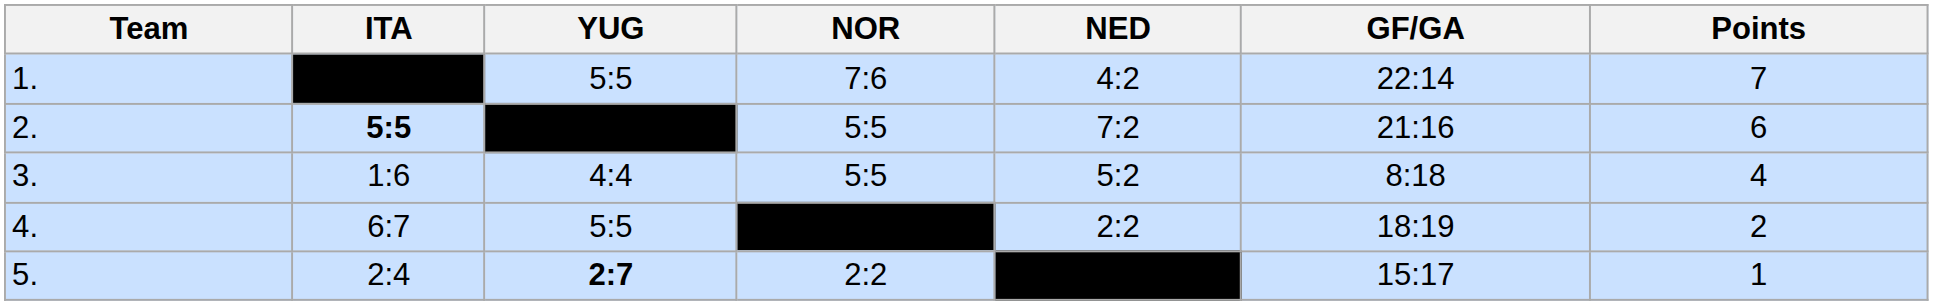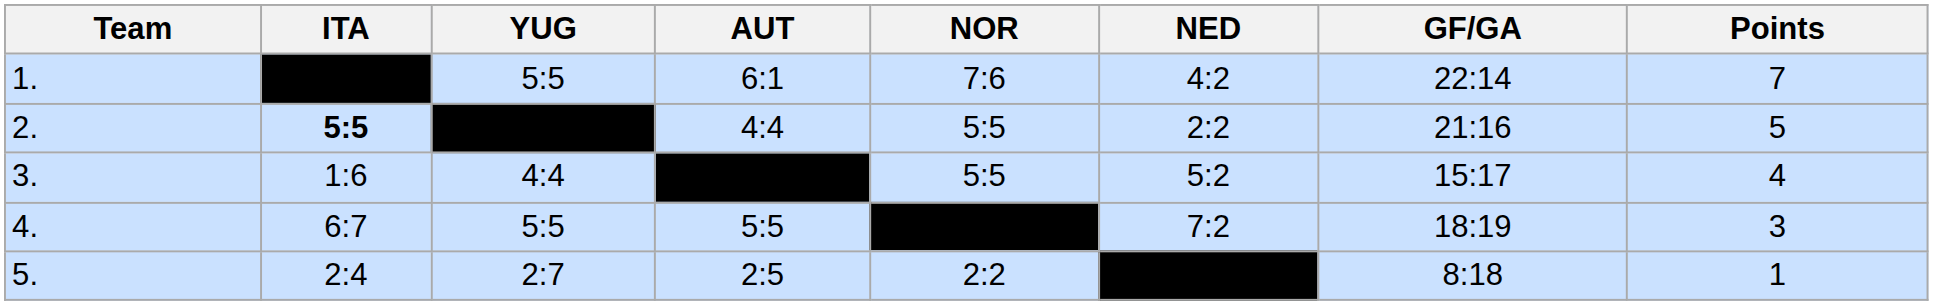+ column: (763, 29)
(1118, 127) 7:2 -> (1208, 127) 2:2
(1759, 127) 6 -> (1777, 127) 5
(1416, 176) 8:18 -> (1473, 176) 15:17
(1118, 226) 2:2 -> (1208, 226) 7:2
(1759, 226) 2 -> (1777, 226) 3
(611, 275) bold -> (543, 275) normal
(1416, 275) 15:17 -> (1473, 275) 8:18
